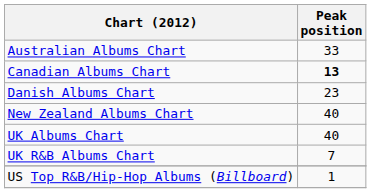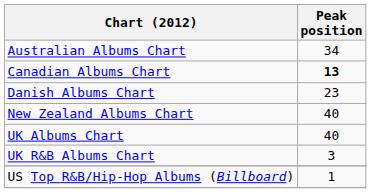(331, 51) 33 -> (331, 51) 34
(331, 156) 7 -> (331, 156) 3
